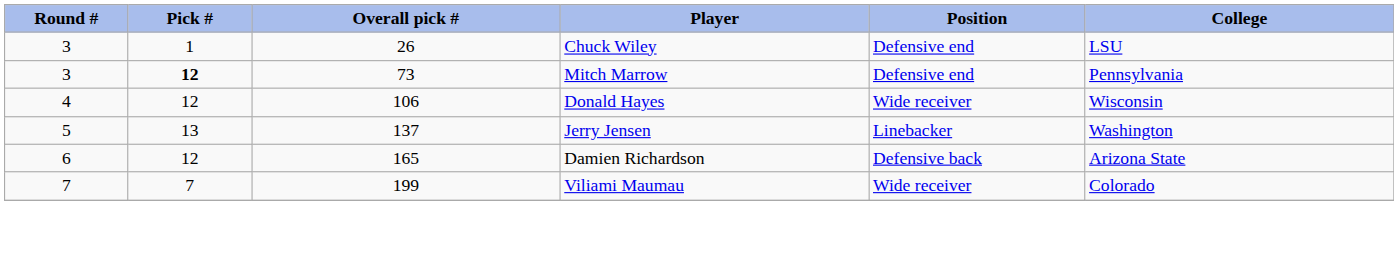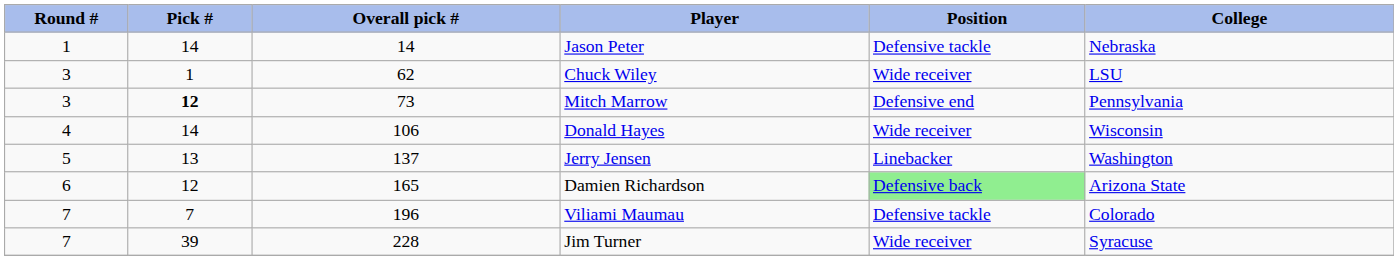+ row: (604, 46)
(406, 46) 26 -> (406, 74) 62
(924, 46) Defensive end -> (922, 74) Wide receiver
(190, 102) 12 -> (190, 130) 14
(927, 158) no background -> (927, 185) lightgreen background
(406, 185) 199 -> (406, 213) 196
(922, 185) Wide receiver -> (932, 213) Defensive tackle
+ row: (603, 241)
